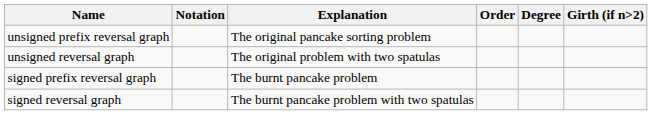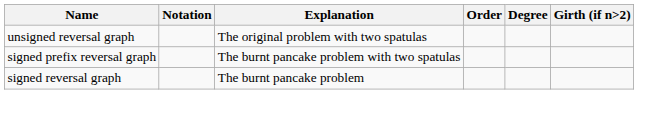- row: (88, 36)
(304, 78) The burnt pancake problem -> (339, 57) The burnt pancake problem with two spatulas
(352, 99) The burnt pancake problem with two spatulas -> (291, 78) The burnt pancake problem
